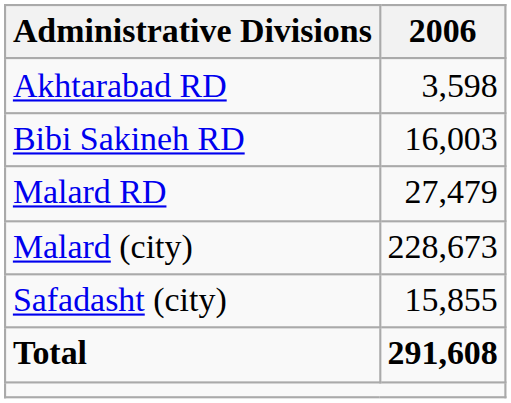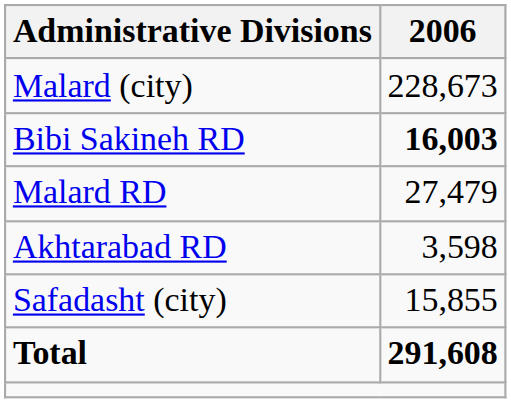rows swapped: (120, 85) <-> (103, 246)
(451, 138) normal -> (451, 138) bold
